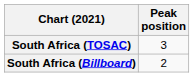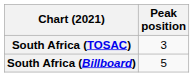(164, 63) 2 -> (164, 63) 5
